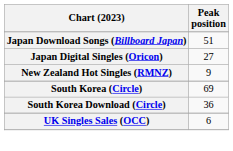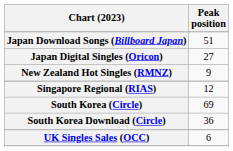+ row: (97, 89)
